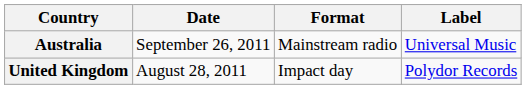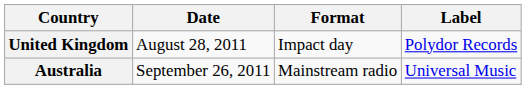rows swapped: (68, 71) <-> (68, 44)
